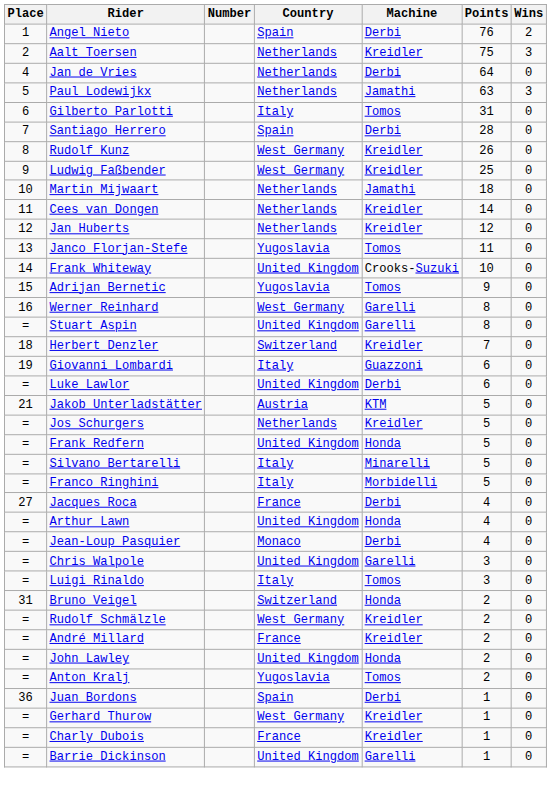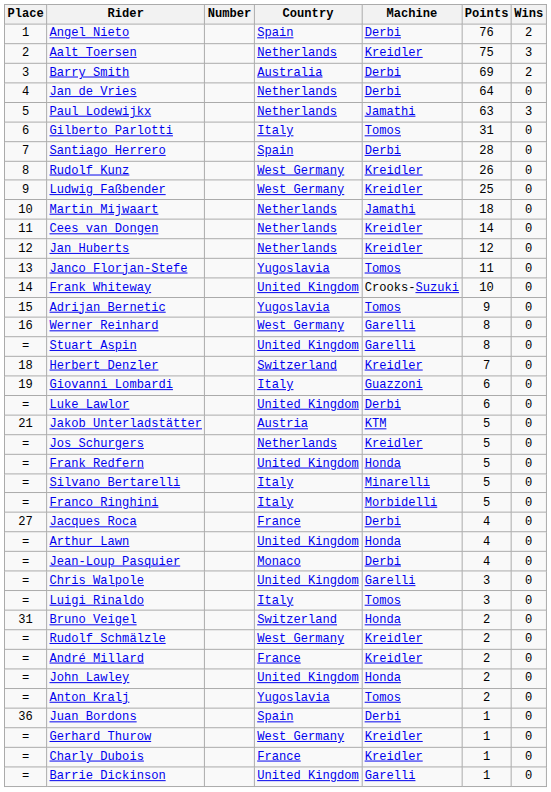+ row: (89, 73)
